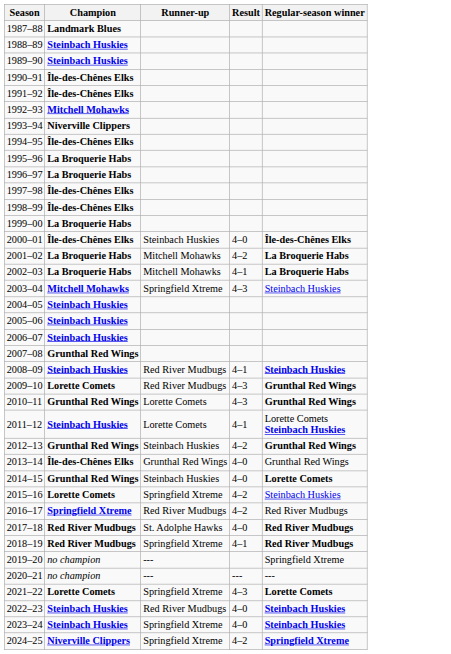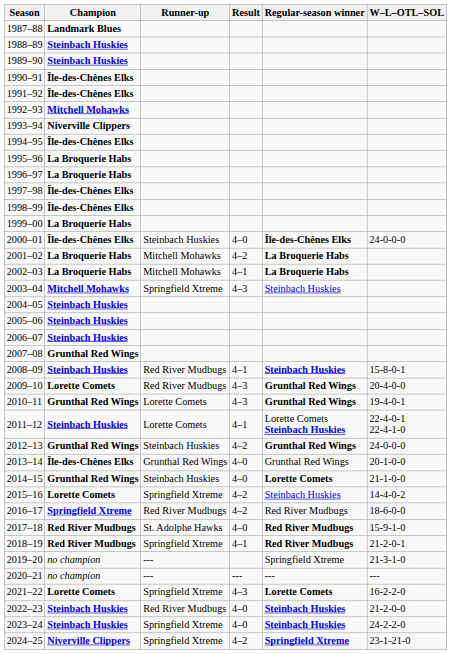+ column: (407, 12)
